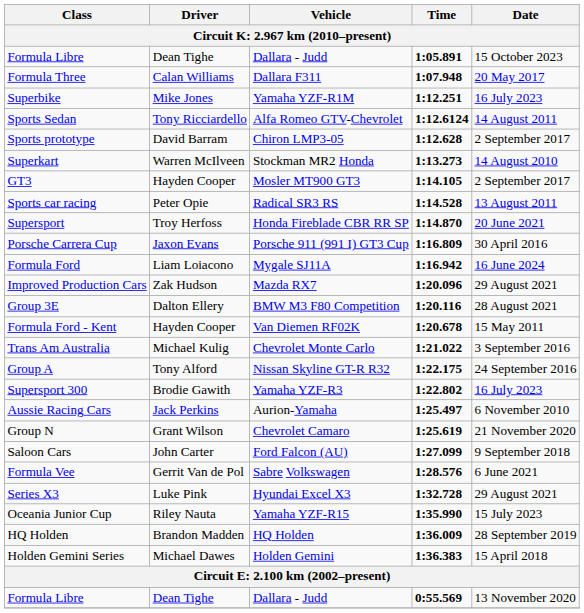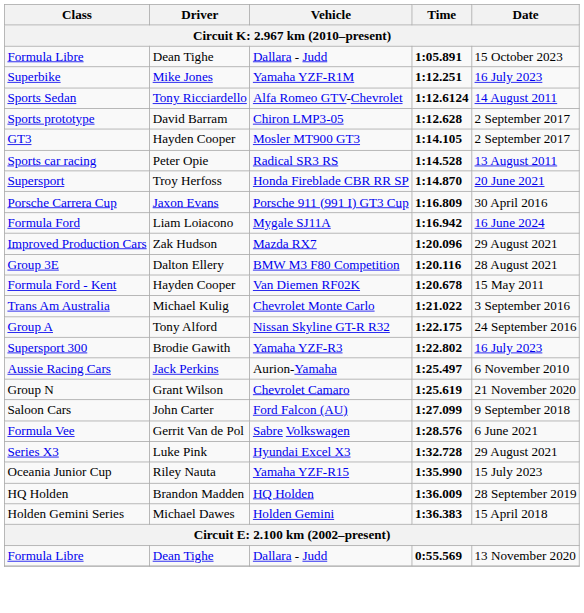- row: (46, 77)
- row: (33, 160)
